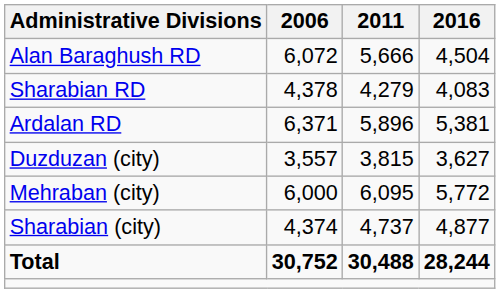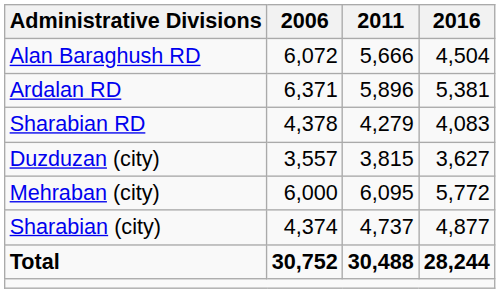rows swapped: (65, 124) <-> (77, 90)
